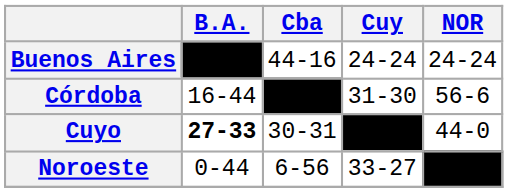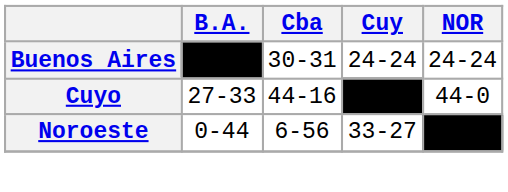(302, 60) 44-16 -> (302, 60) 30-31
- row: (93, 97)
(222, 133) bold -> (222, 97) normal
(302, 133) 30-31 -> (302, 97) 44-16
